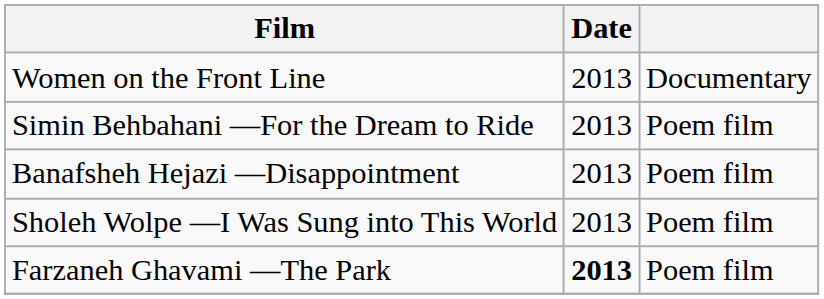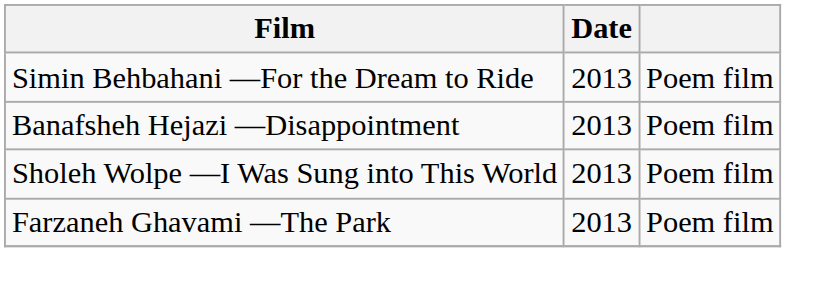- row: (169, 76)
(602, 269) bold -> (602, 221) normal
